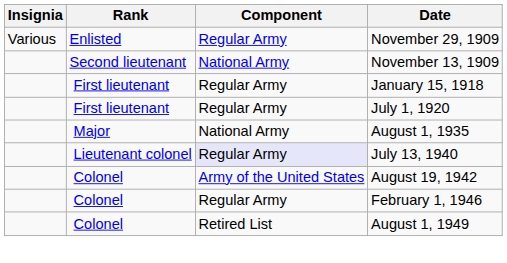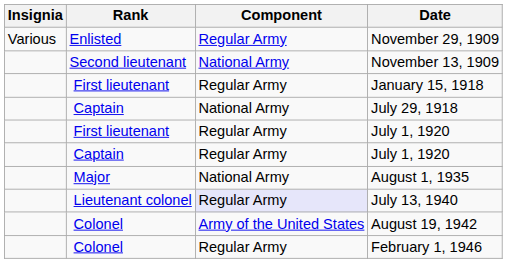+ row: (97, 108)
+ row: (97, 154)
- row: (96, 223)
